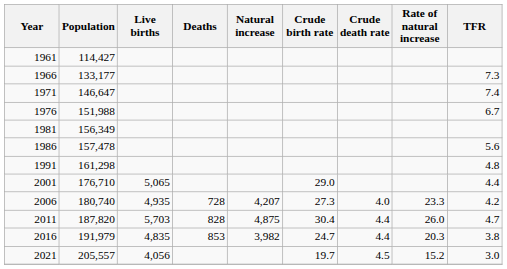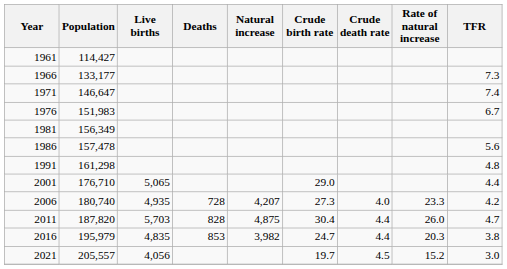(96, 111) 151,988 -> (96, 111) 151,983
(96, 237) 191,979 -> (96, 237) 195,979
